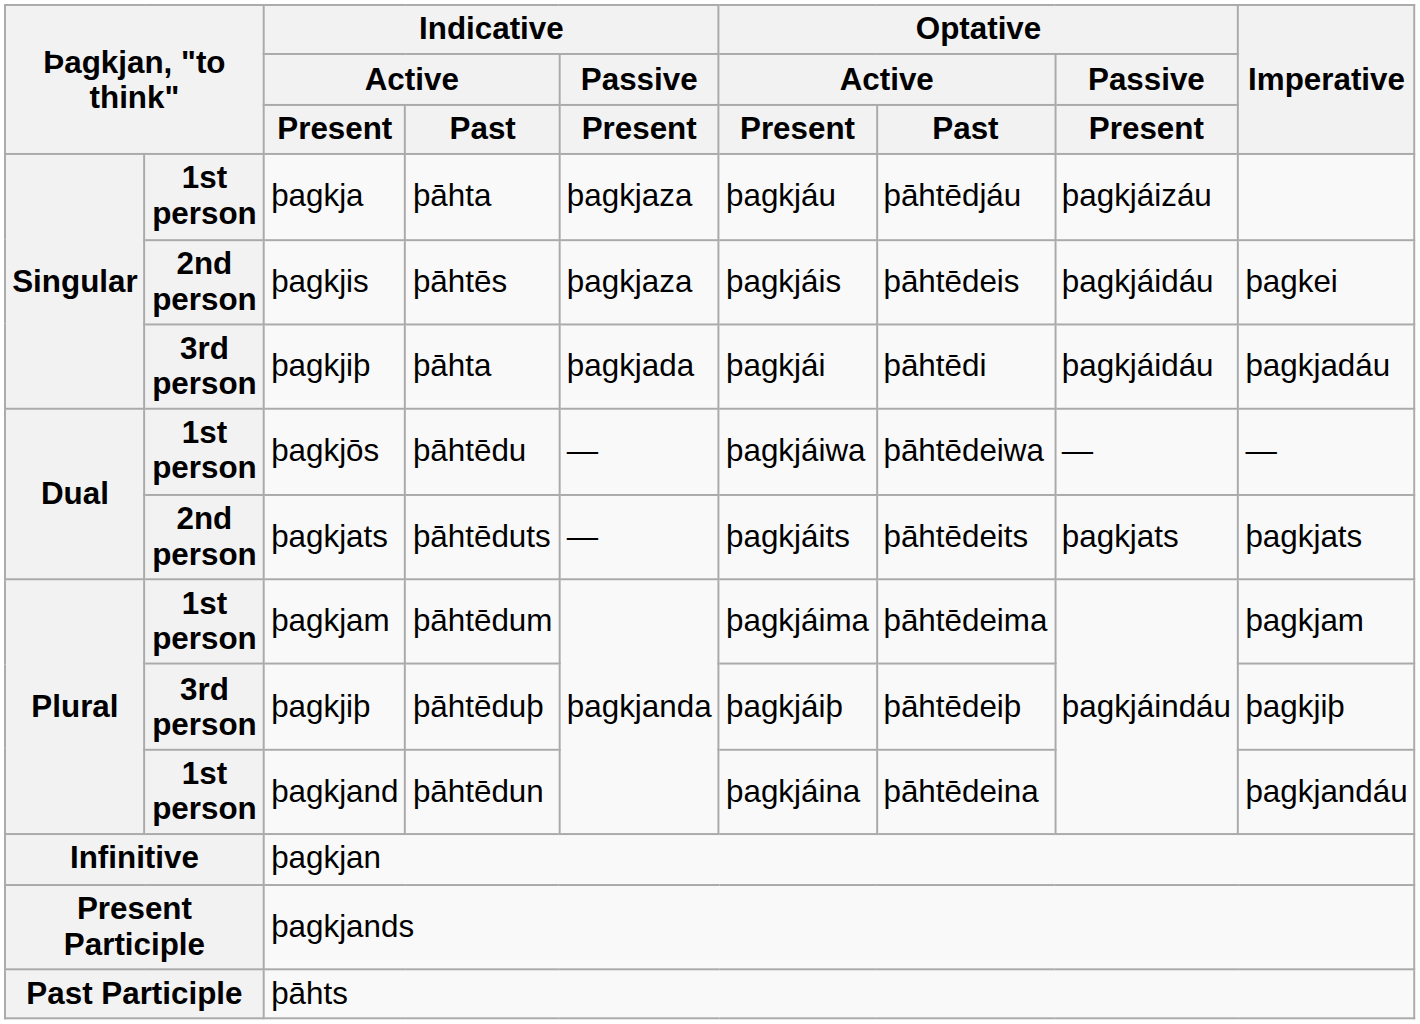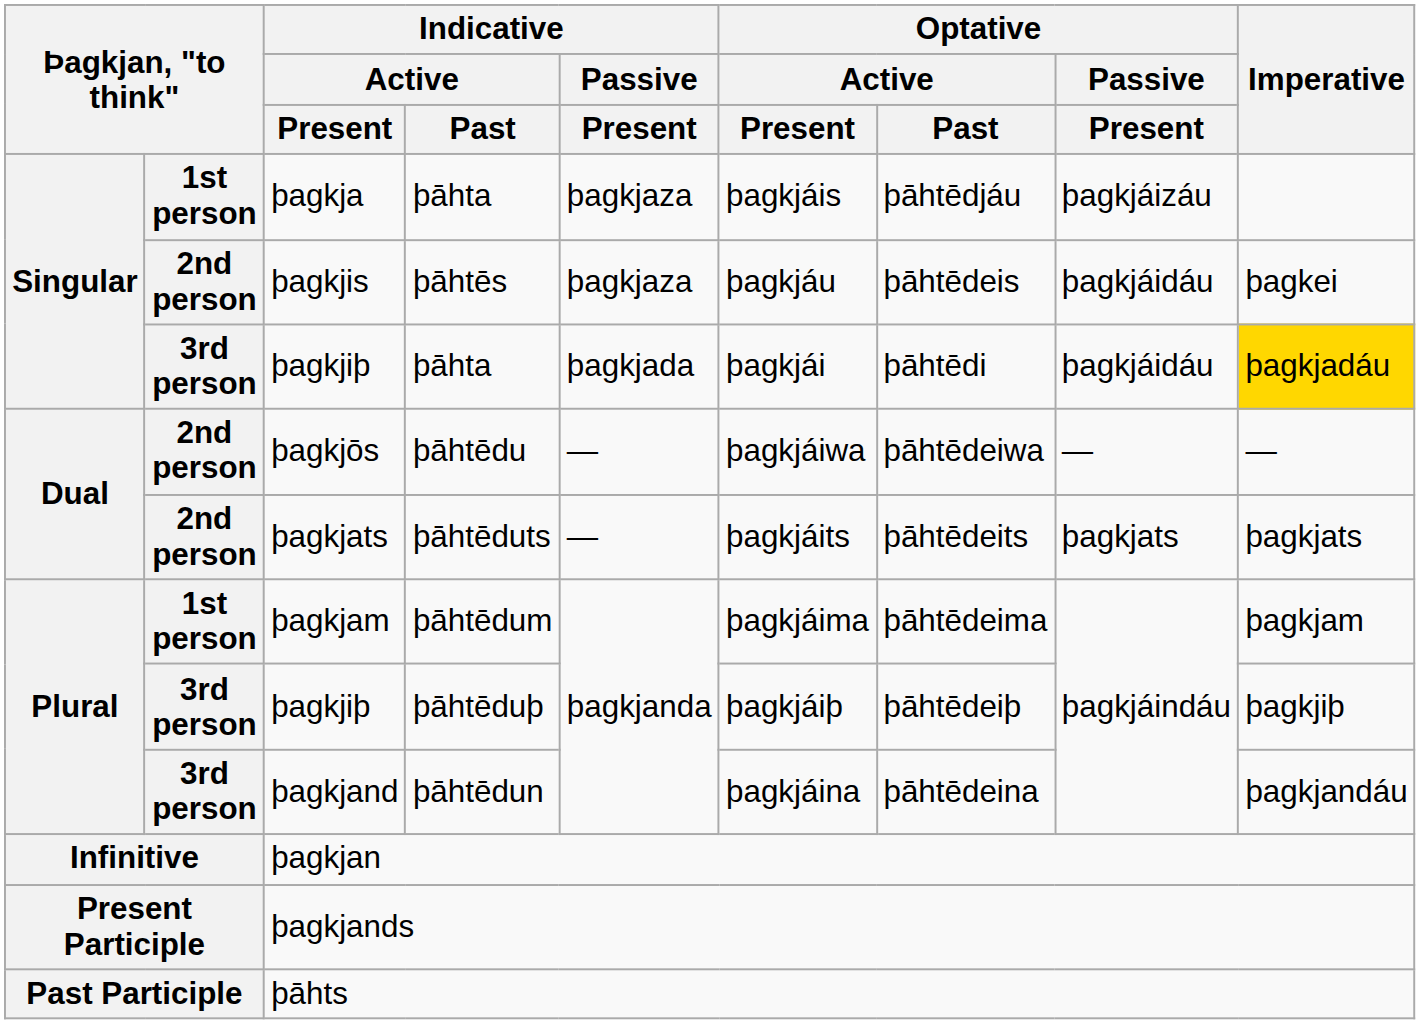(781, 196) þagkjáu -> (784, 196) þagkjáis
(784, 281) þagkjáis -> (781, 281) þagkjáu
(1318, 366) no background -> (1318, 366) gold background
(204, 451) 1st person -> (204, 451) 2nd person
(204, 791) 1st person -> (204, 791) 3rd person
